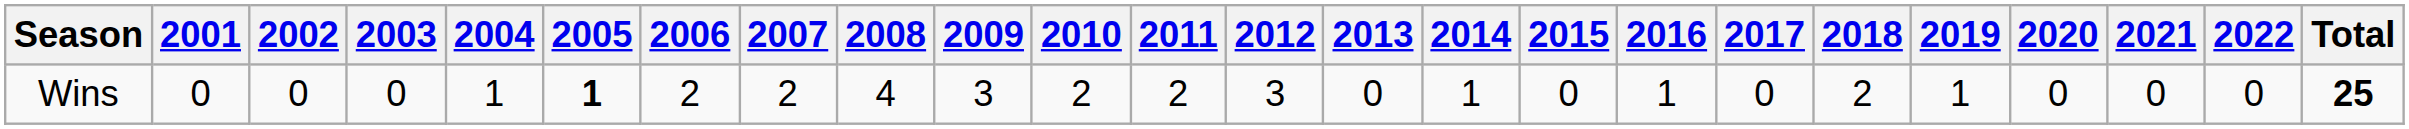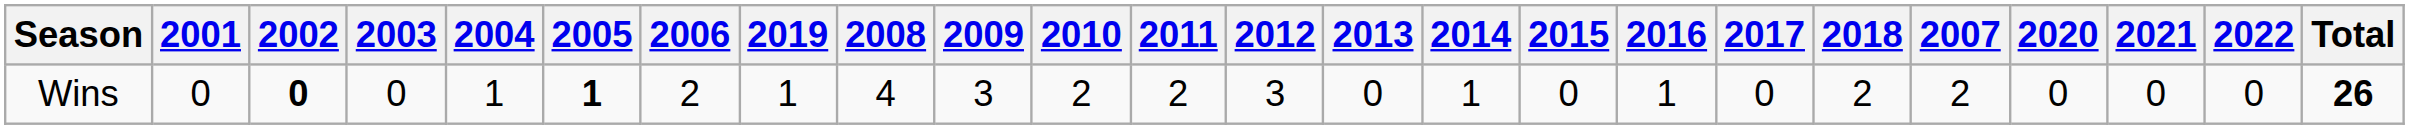columns swapped: (788, 34) <-> (1960, 34)
(298, 94) normal -> (298, 94) bold
(2353, 94) 25 -> (2353, 94) 26
